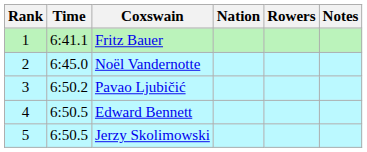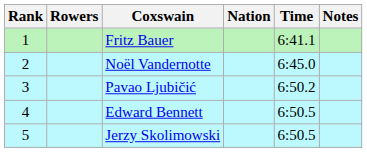columns swapped: (291, 16) <-> (69, 16)
